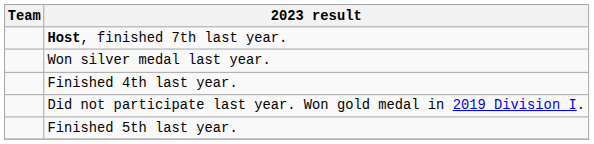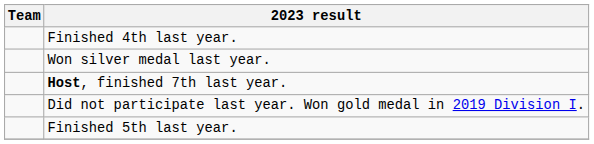rows swapped: (167, 38) <-> (143, 83)
